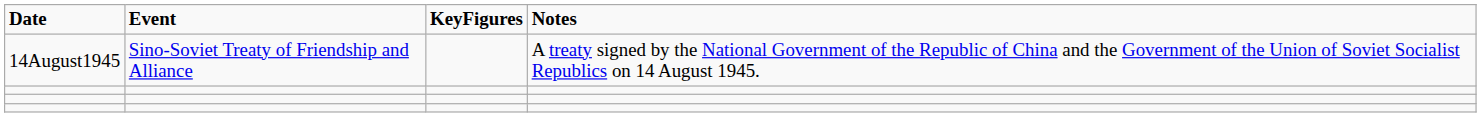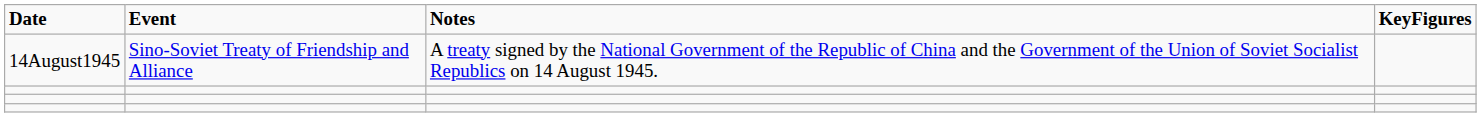columns swapped: (476, 19) <-> (554, 19)
